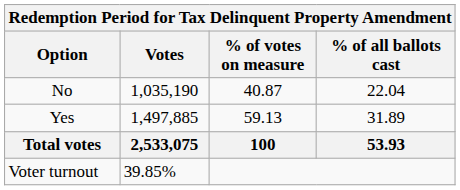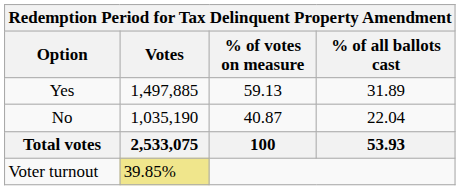rows swapped: (62, 117) <-> (62, 90)
(150, 171) no background -> (150, 171) khaki background
